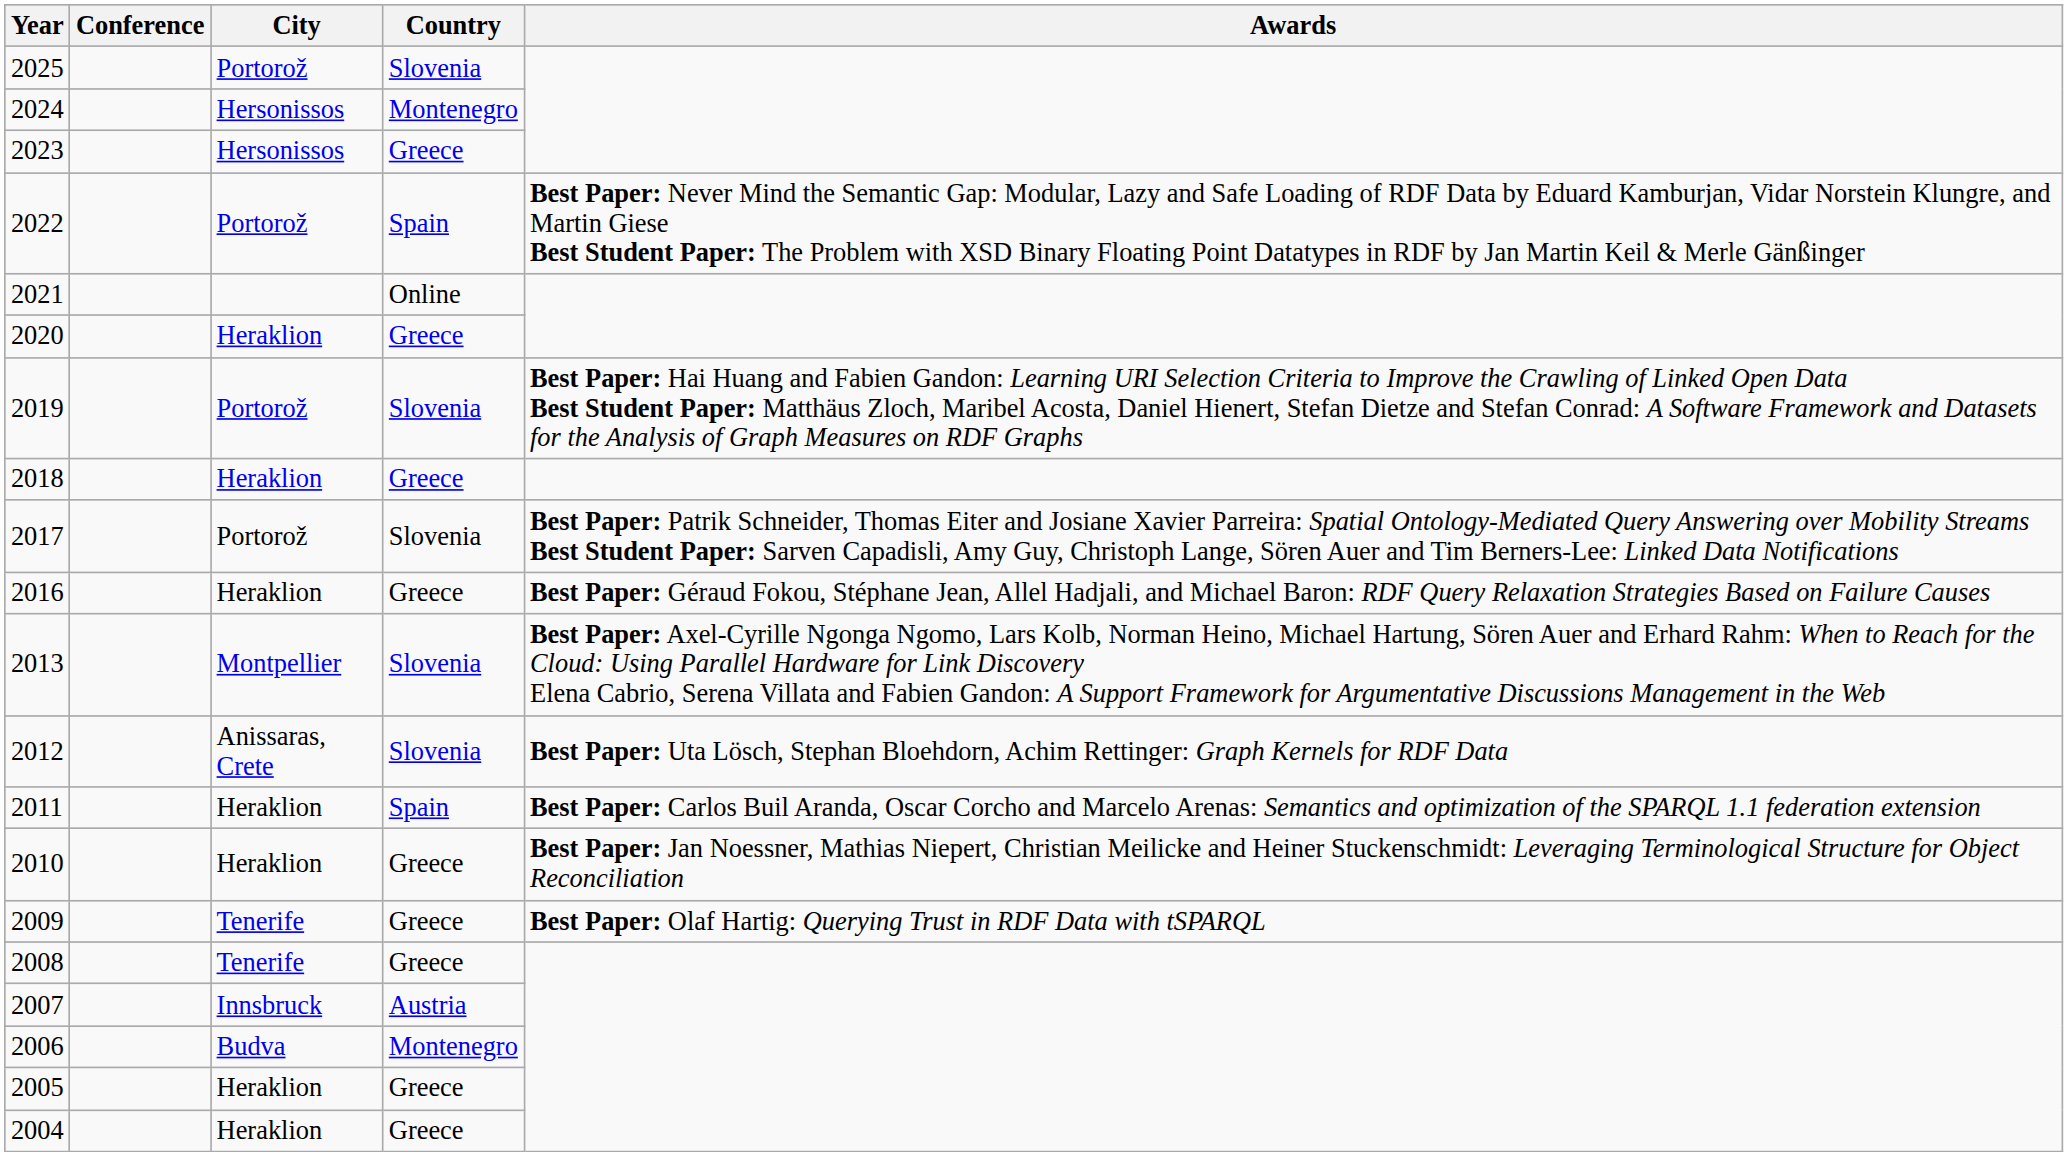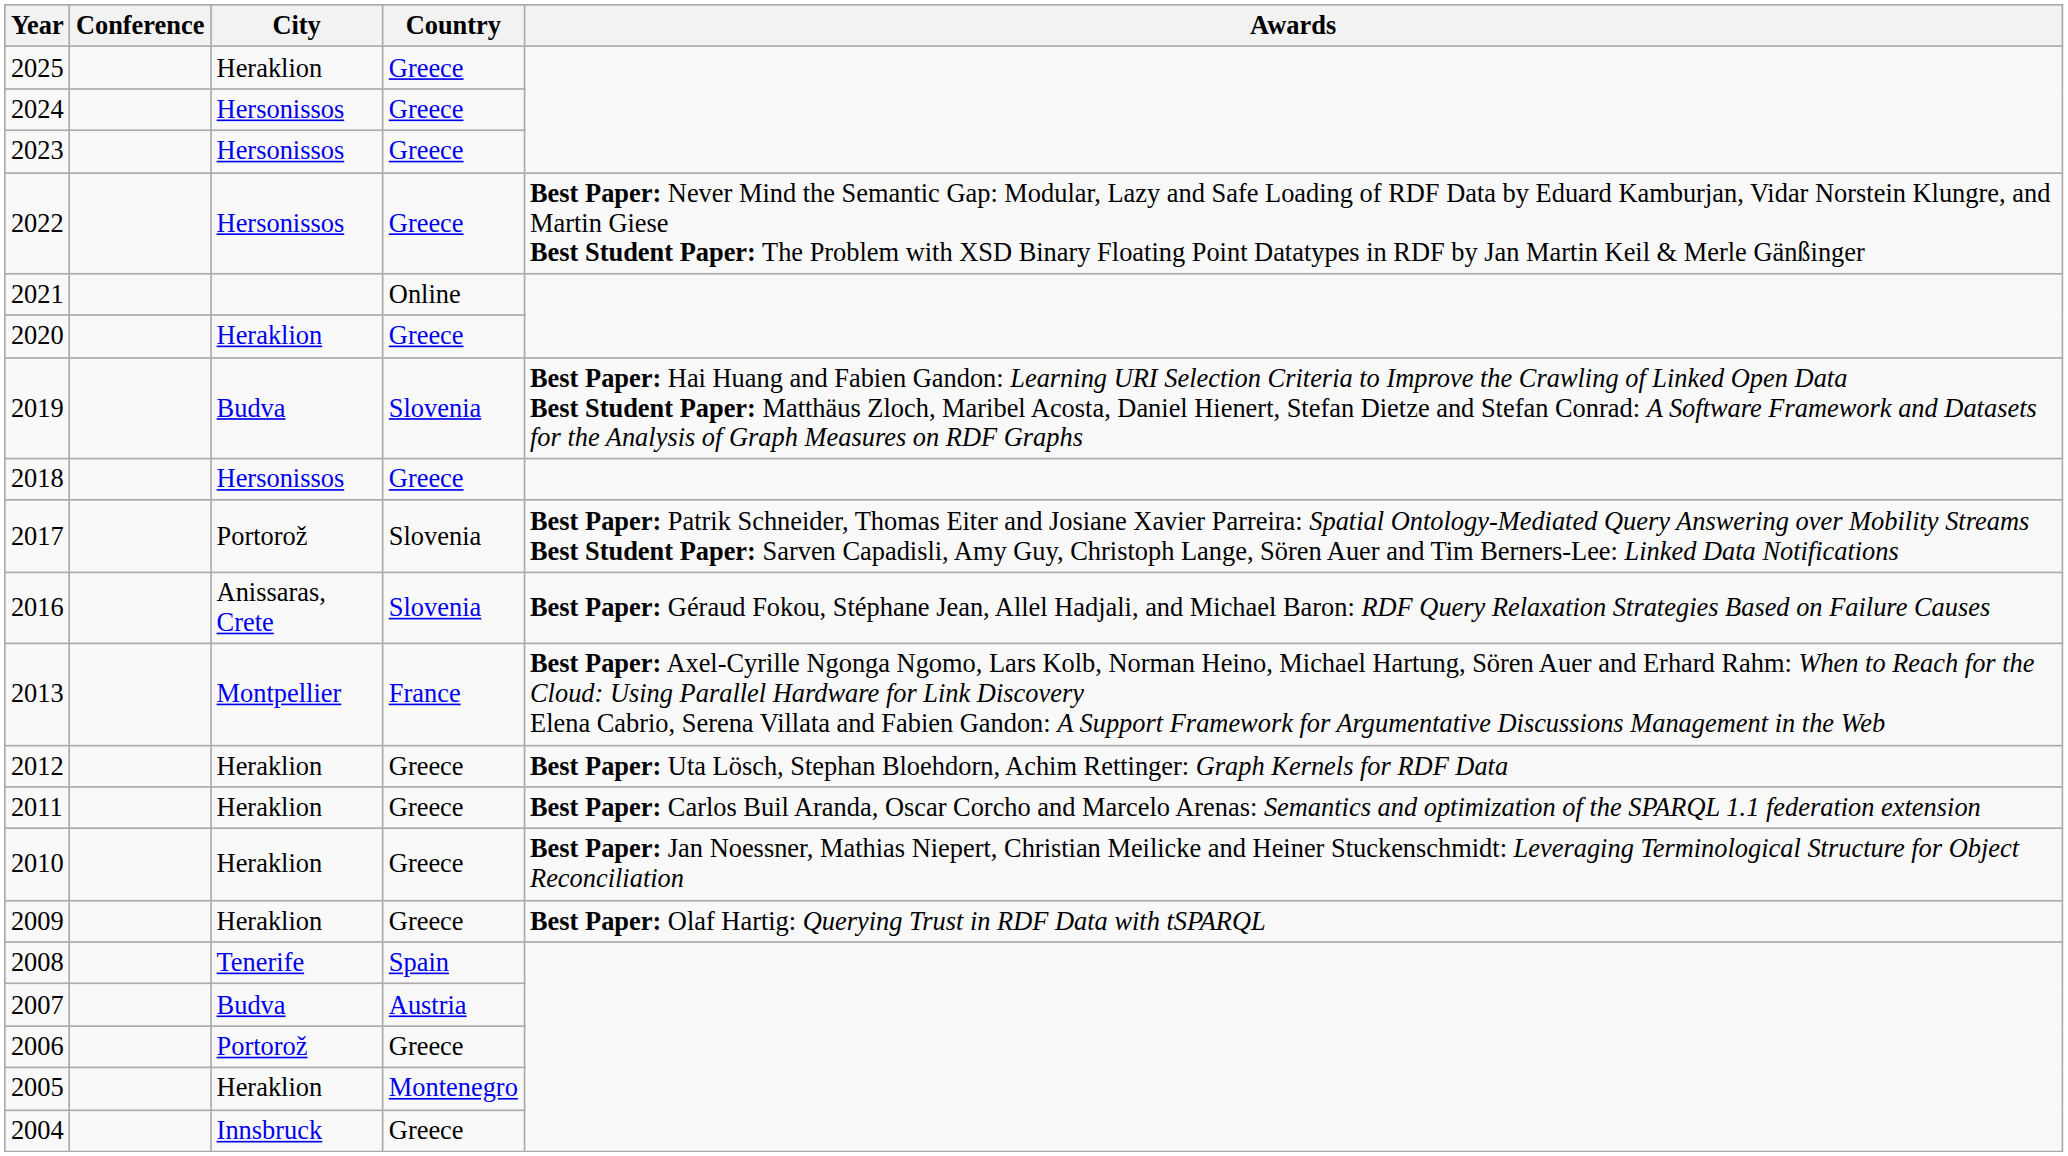(262, 67) Portorož -> (269, 67) Heraklion
(435, 67) Slovenia -> (426, 67) Greece
(453, 109) Montenegro -> (426, 109) Greece
(262, 222) Portorož -> (280, 222) Hersonissos
(419, 222) Spain -> (426, 222) Greece
(262, 407) Portorož -> (251, 407) Budva
(269, 479) Heraklion -> (280, 479) Hersonissos
(269, 592) Heraklion -> (271, 607) Anissaras, Crete
(426, 592) Greece -> (435, 607) Slovenia
(435, 664) Slovenia -> (425, 693) France
(271, 750) Anissaras, Crete -> (269, 765) Heraklion
(435, 750) Slovenia -> (426, 765) Greece
(419, 807) Spain -> (426, 807) Greece
(260, 920) Tenerife -> (269, 920) Heraklion
(426, 962) Greece -> (419, 962) Spain
(269, 1004) Innsbruck -> (251, 1004) Budva
(251, 1046) Budva -> (262, 1046) Portorož
(453, 1046) Montenegro -> (426, 1046) Greece
(426, 1088) Greece -> (453, 1088) Montenegro
(269, 1130) Heraklion -> (269, 1130) Innsbruck
